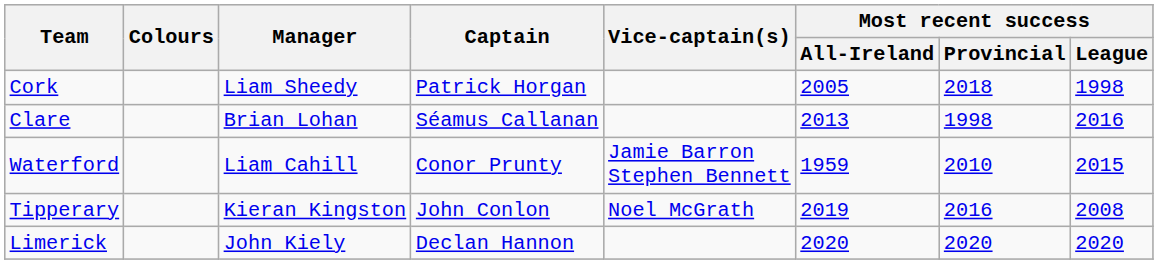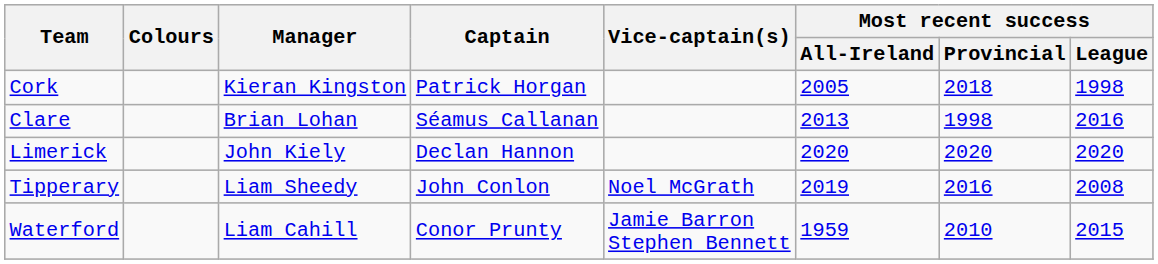(291, 87) Liam Sheedy -> (315, 87) Kieran Kingston
rows swapped: (58, 243) <-> (64, 165)
(315, 210) Kieran Kingston -> (291, 187) Liam Sheedy
